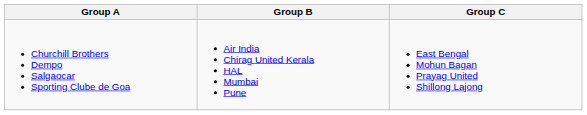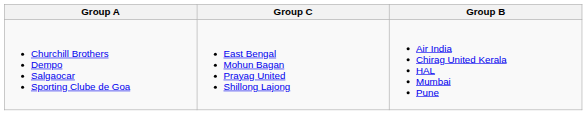columns swapped: (293, 12) <-> (486, 12)
